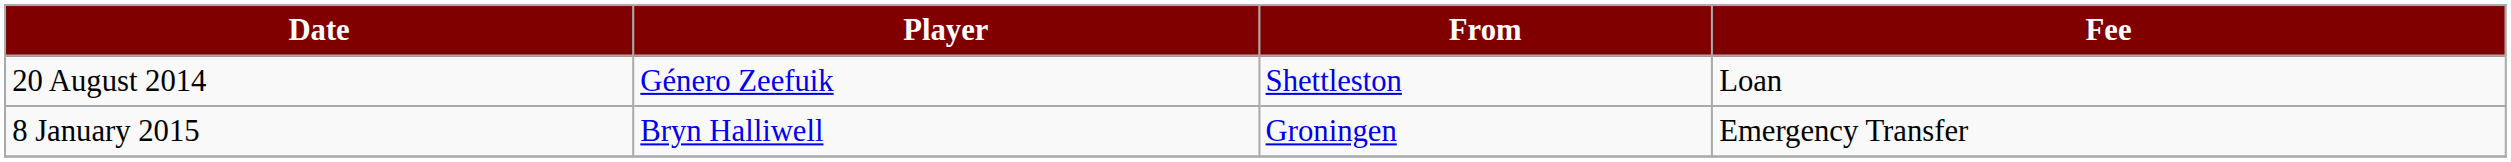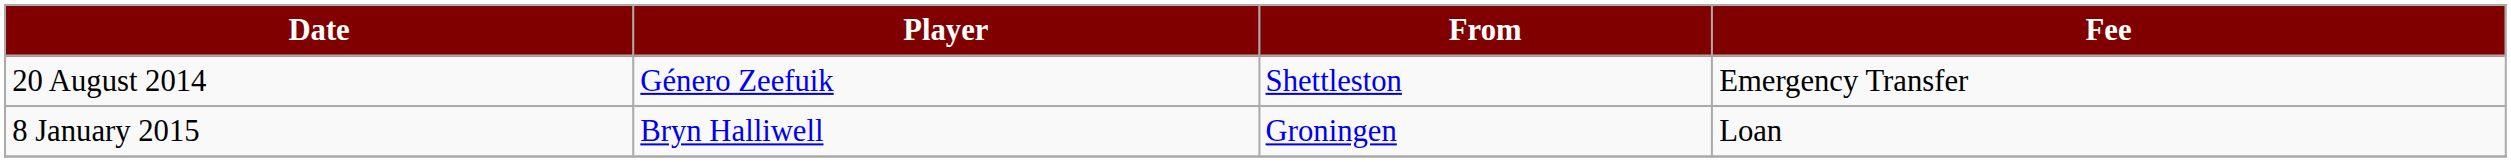(1751, 80) Loan -> (1844, 80) Emergency Transfer
(1844, 131) Emergency Transfer -> (1751, 131) Loan
